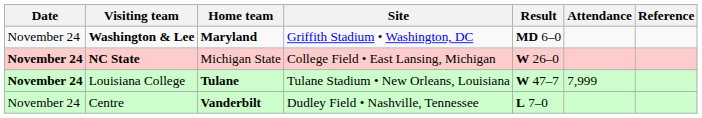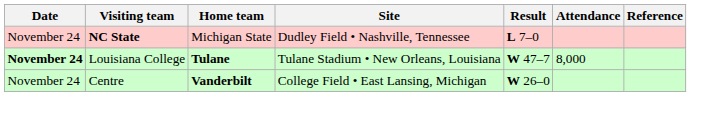- row: (141, 37)
(45, 59) bold -> (44, 37) normal
(391, 59) College Field • East Lansing, Michigan -> (374, 37) Dudley Field • Nashville, Tennessee
(537, 59) W 26–0 -> (523, 37) L 7–0
(582, 81) 7,999 -> (571, 59) 8,000
(383, 102) Dudley Field • Nashville, Tennessee -> (382, 81) College Field • East Lansing, Michigan
(532, 102) L 7–0 -> (528, 81) W 26–0
